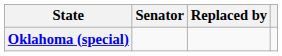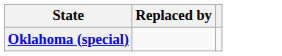- column: (160, 16)
